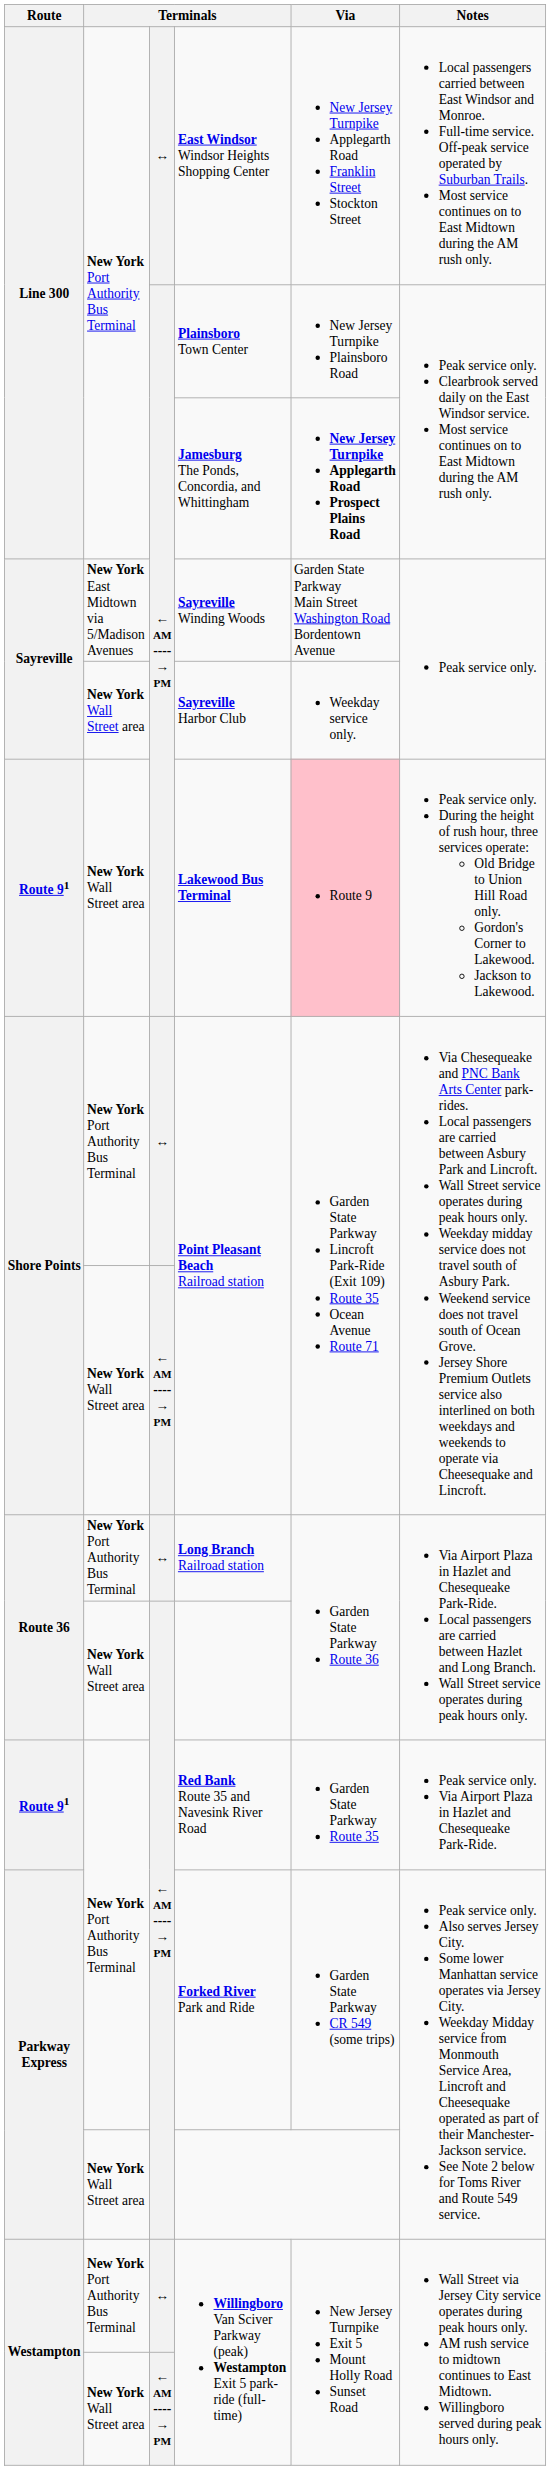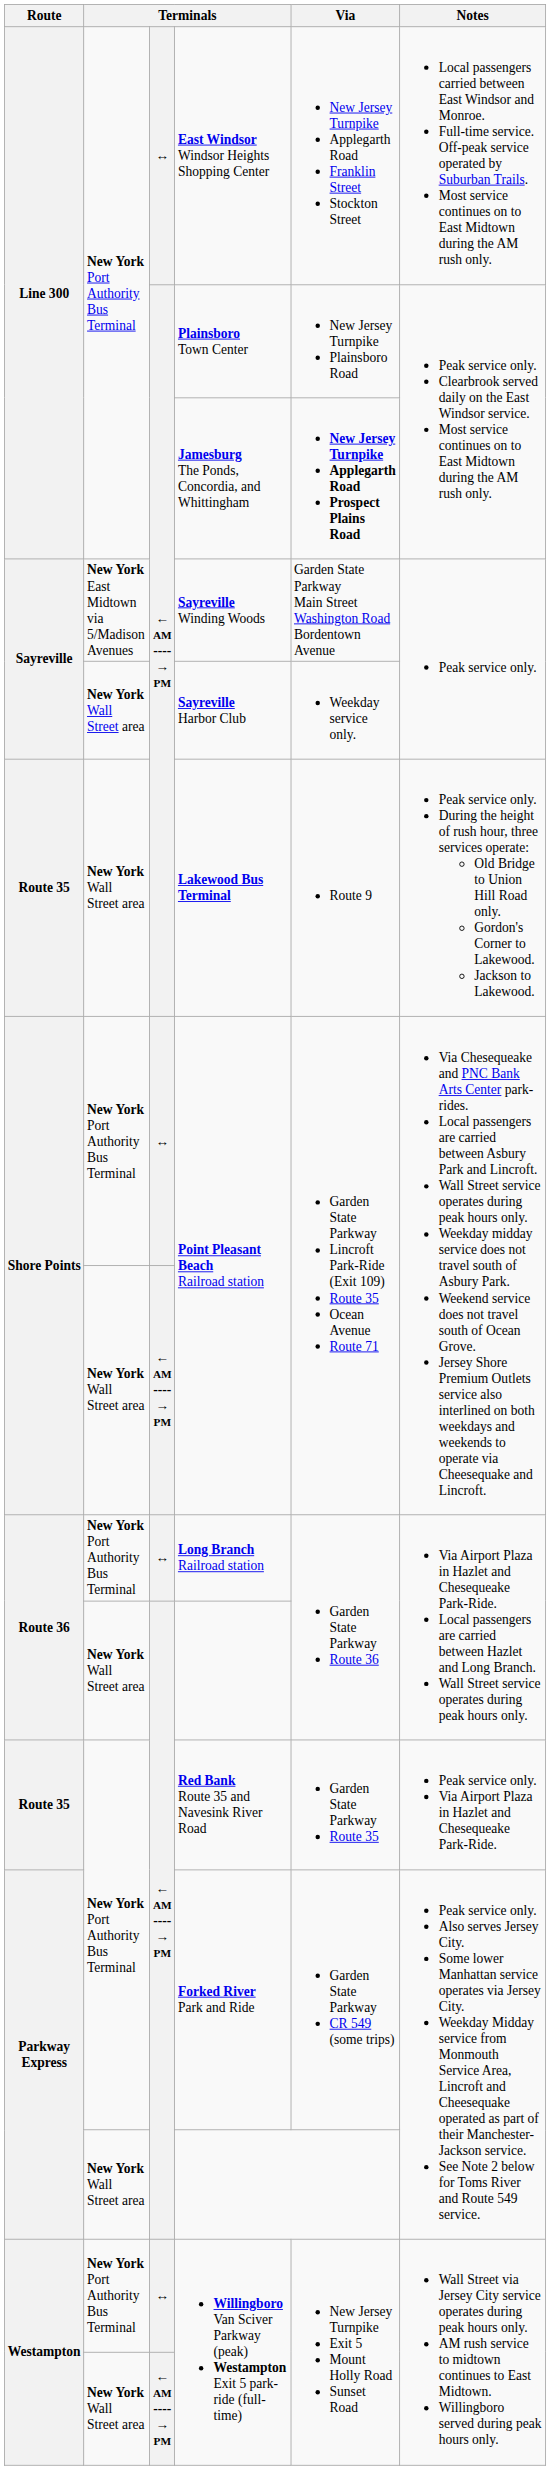(44, 888) Route 91 -> (44, 888) Route 35
(345, 896) pink background -> (345, 896) no background
(44, 1805) Route 91 -> (44, 1805) Route 35
